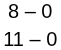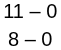rows swapped: (30, 39) <-> (30, 11)
